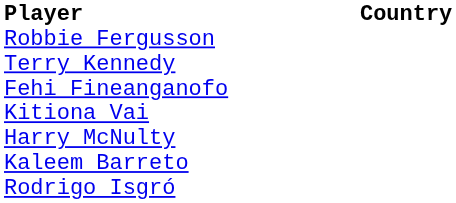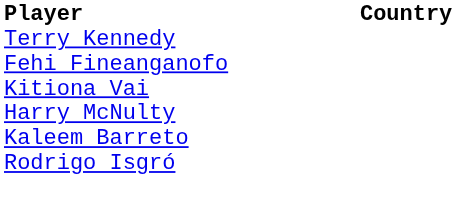- row: (109, 39)
